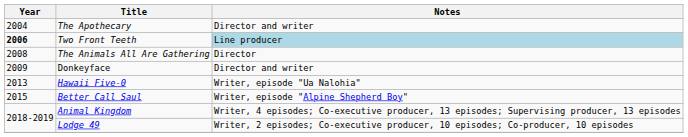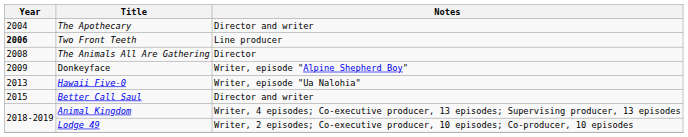(248, 40) lightblue background -> (248, 40) no background
(264, 68) Director and writer -> (311, 68) Writer, episode "Alpine Shepherd Boy"
(311, 97) Writer, episode "Alpine Shepherd Boy" -> (264, 97) Director and writer
